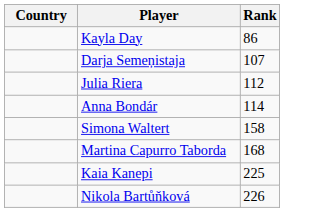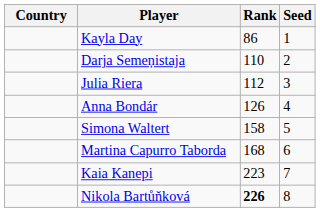+ column: (297, 15)
(254, 60) 107 -> (254, 60) 110
(254, 106) 114 -> (254, 106) 126
(254, 173) 225 -> (254, 173) 223
(254, 196) normal -> (254, 196) bold
